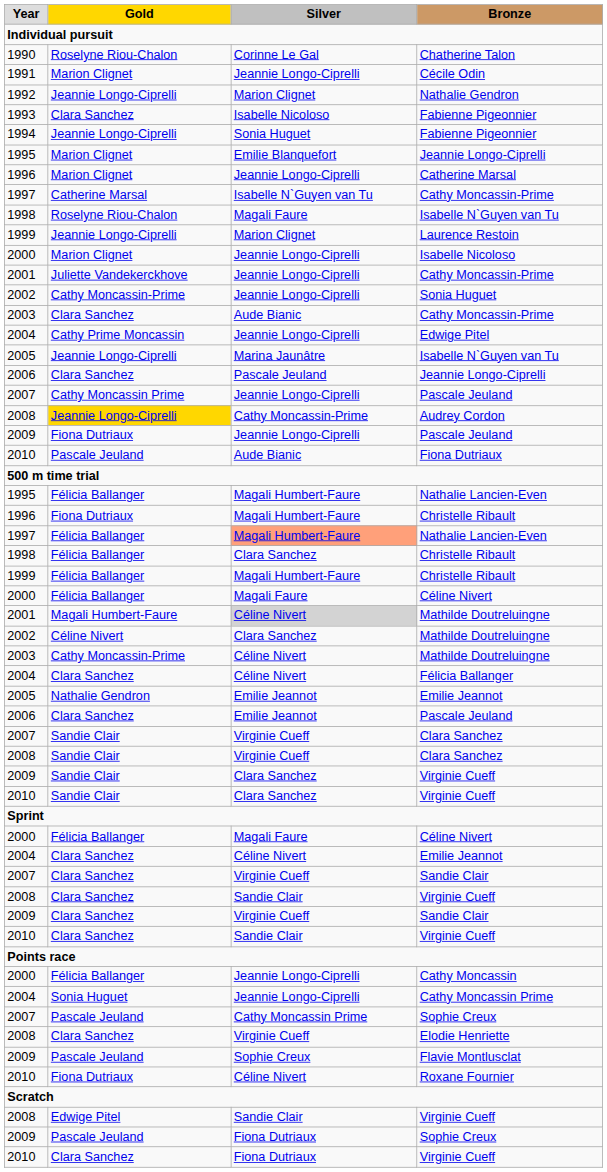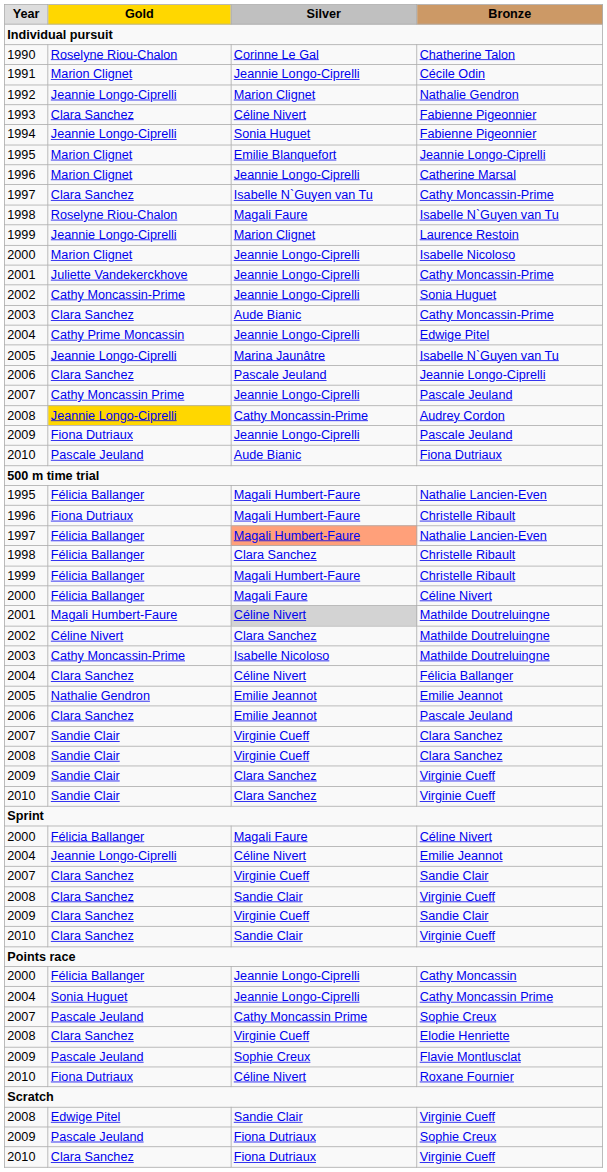(282, 114) Isabelle Nicoloso -> (270, 114) Céline Nivert
(99, 194) Catherine Marsal -> (92, 194) Clara Sanchez
(270, 656) Céline Nivert -> (282, 656) Isabelle Nicoloso
(92, 856) Clara Sanchez -> (114, 856) Jeannie Longo-Ciprelli
